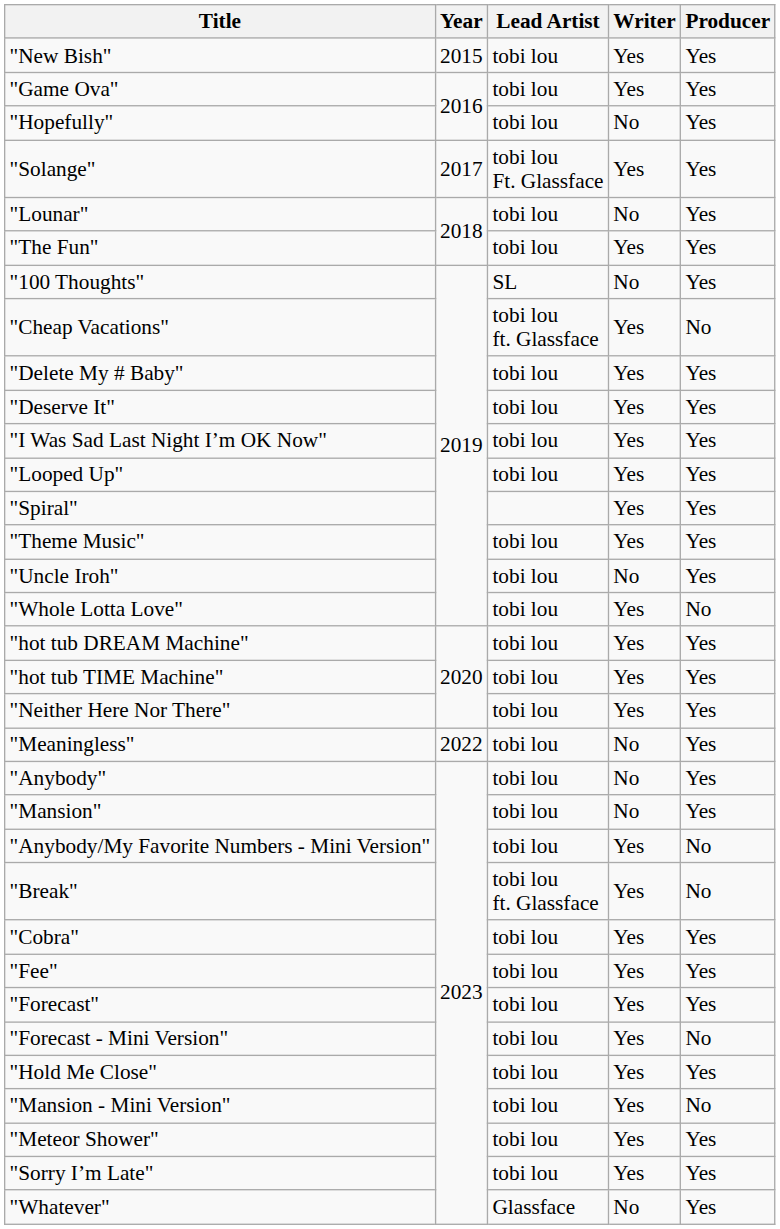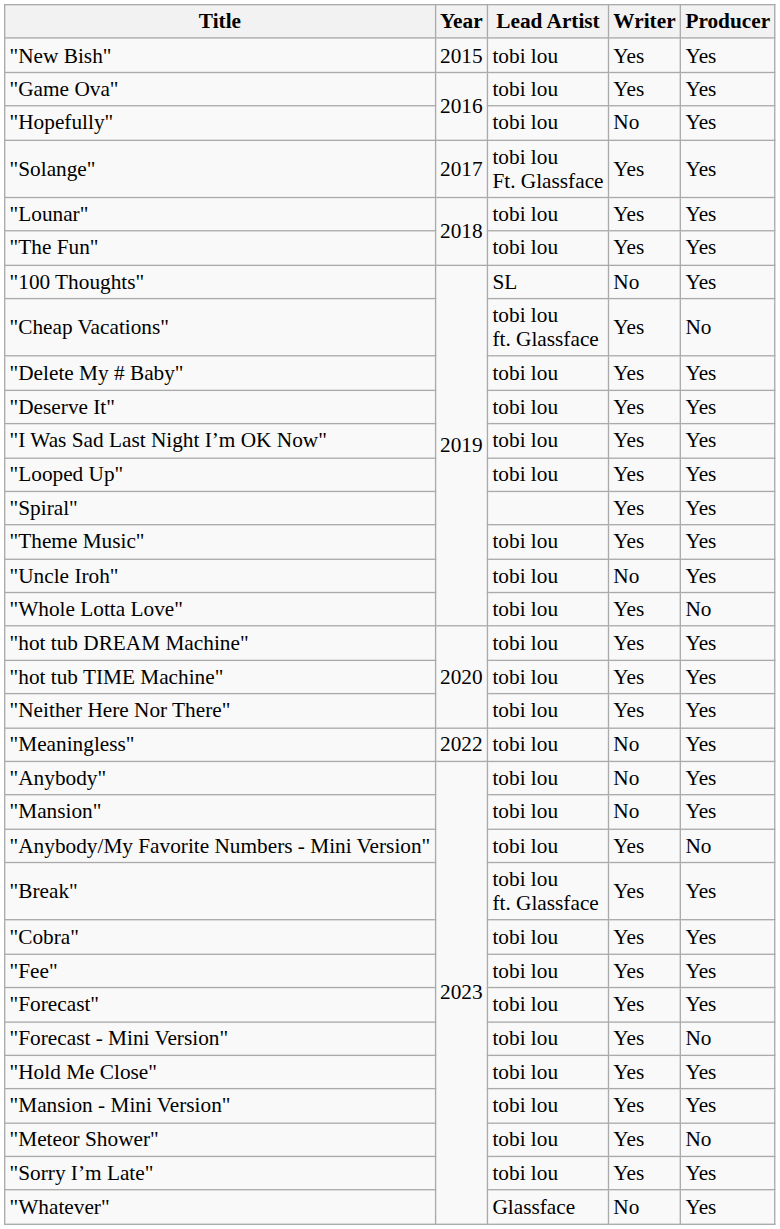(626, 214) No -> (629, 214) Yes
(698, 891) No -> (701, 891) Yes
(698, 1105) No -> (701, 1105) Yes
(701, 1139) Yes -> (698, 1139) No
